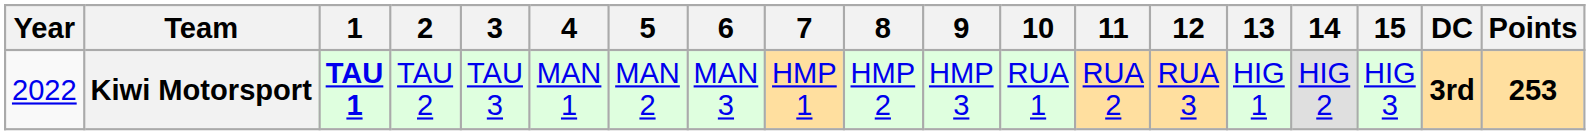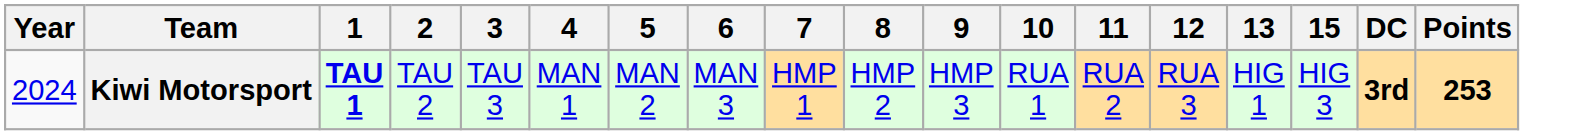- column: (1324, 28)
(44, 90) 2022 -> (44, 90) 2024
